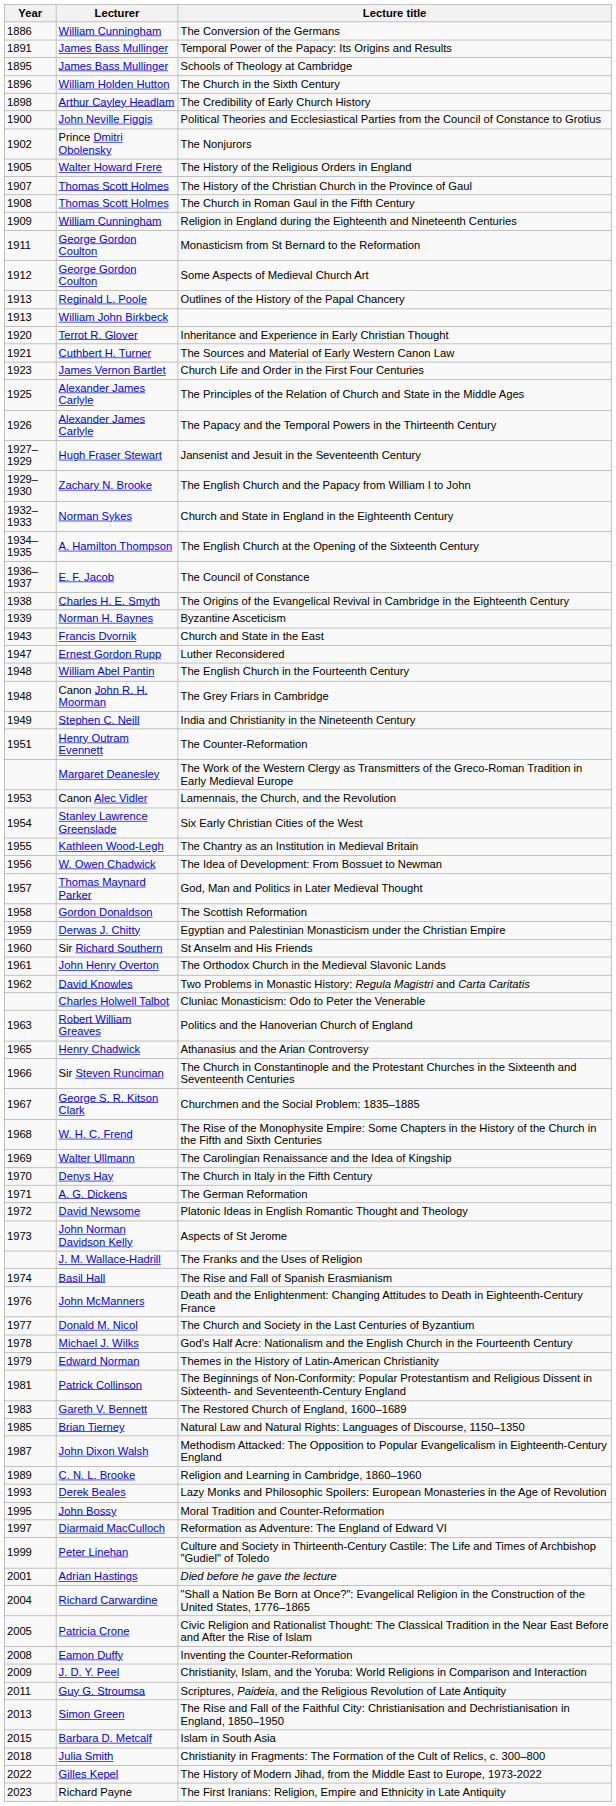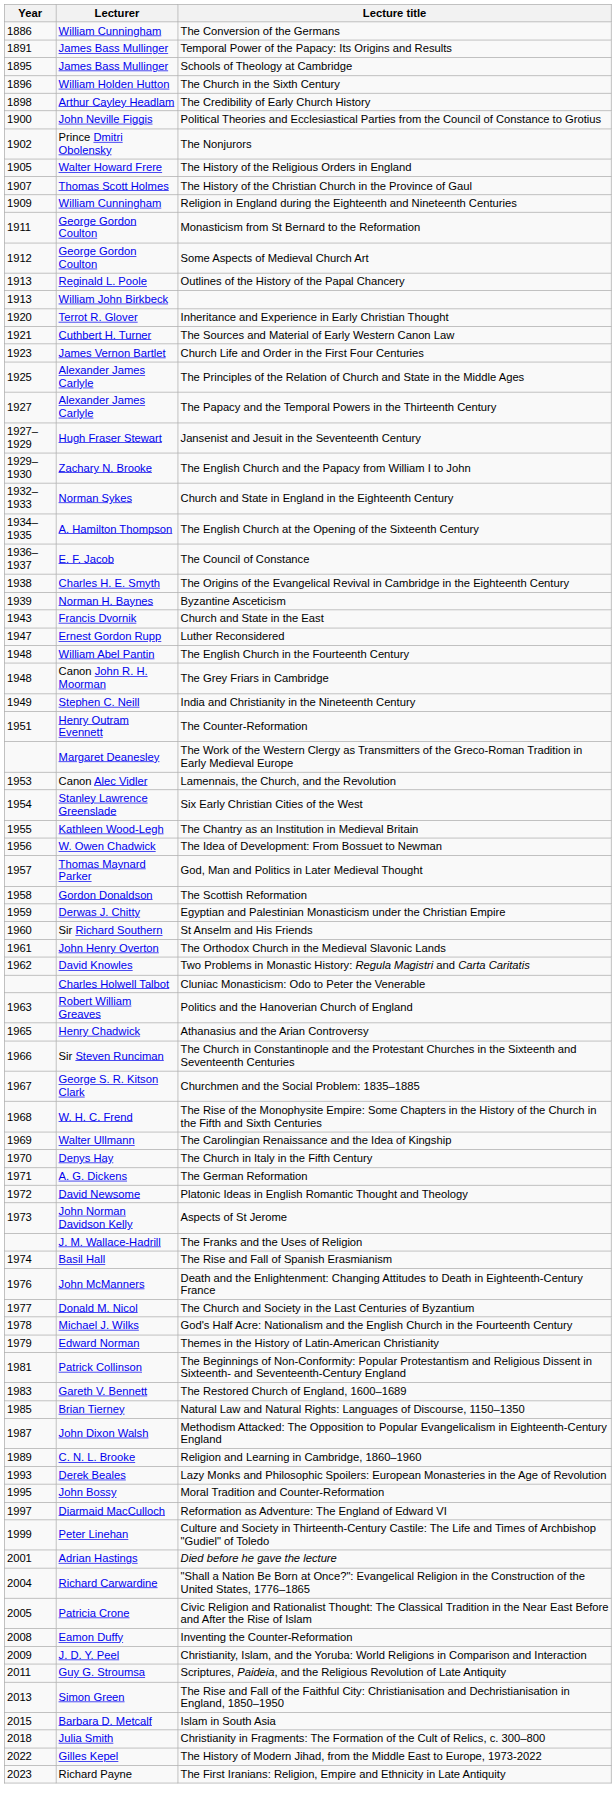- row: (298, 203)
(19, 425) 1926 -> (19, 407) 1927
